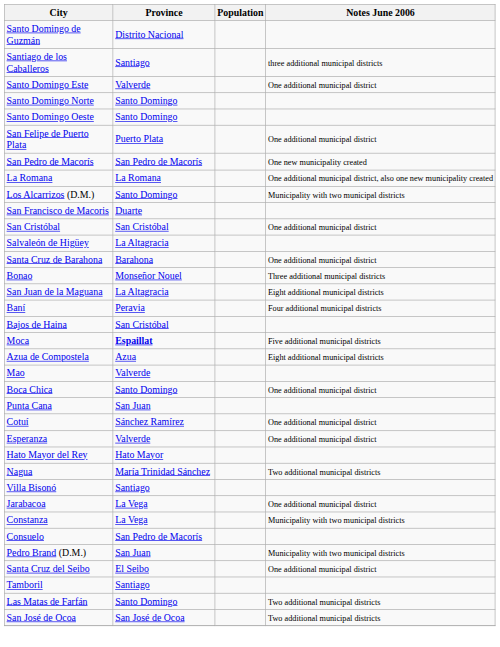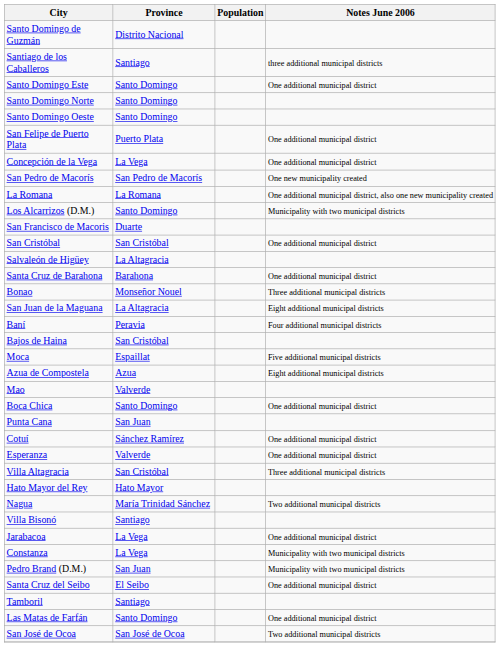(133, 85) Valverde -> (146, 85) Santo Domingo
+ row: (52, 161)
(134, 341) bold -> (132, 357) normal
+ row: (38, 471)
- row: (25, 536)
(324, 602) Two additional municipal districts -> (322, 619) One additional municipal district
